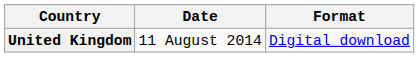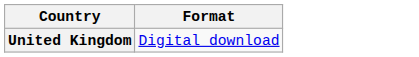- column: (200, 17)
